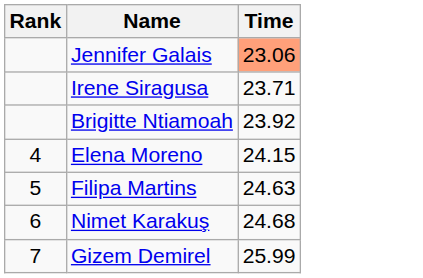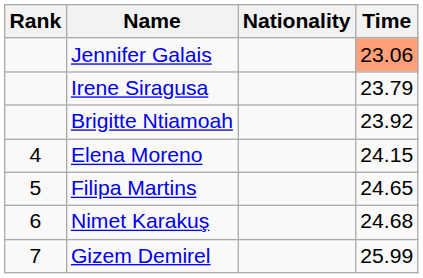+ column: (297, 21)
(269, 88) 23.71 -> (387, 88) 23.79
(269, 188) 24.63 -> (387, 188) 24.65
